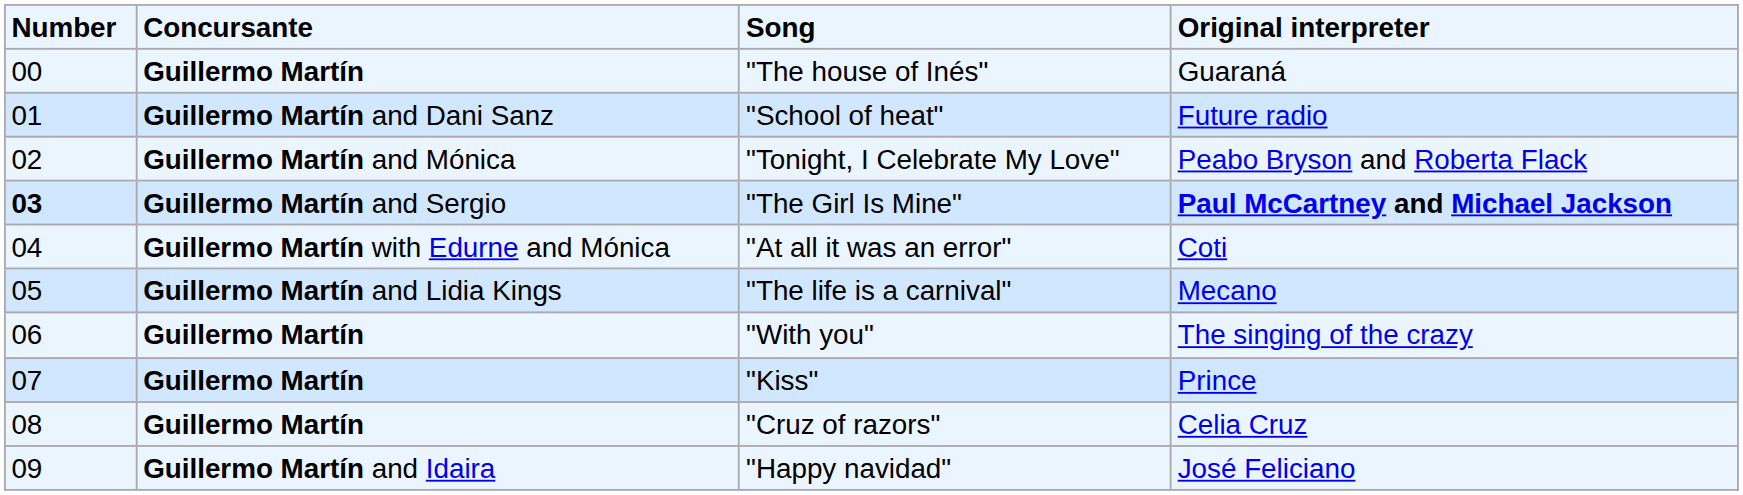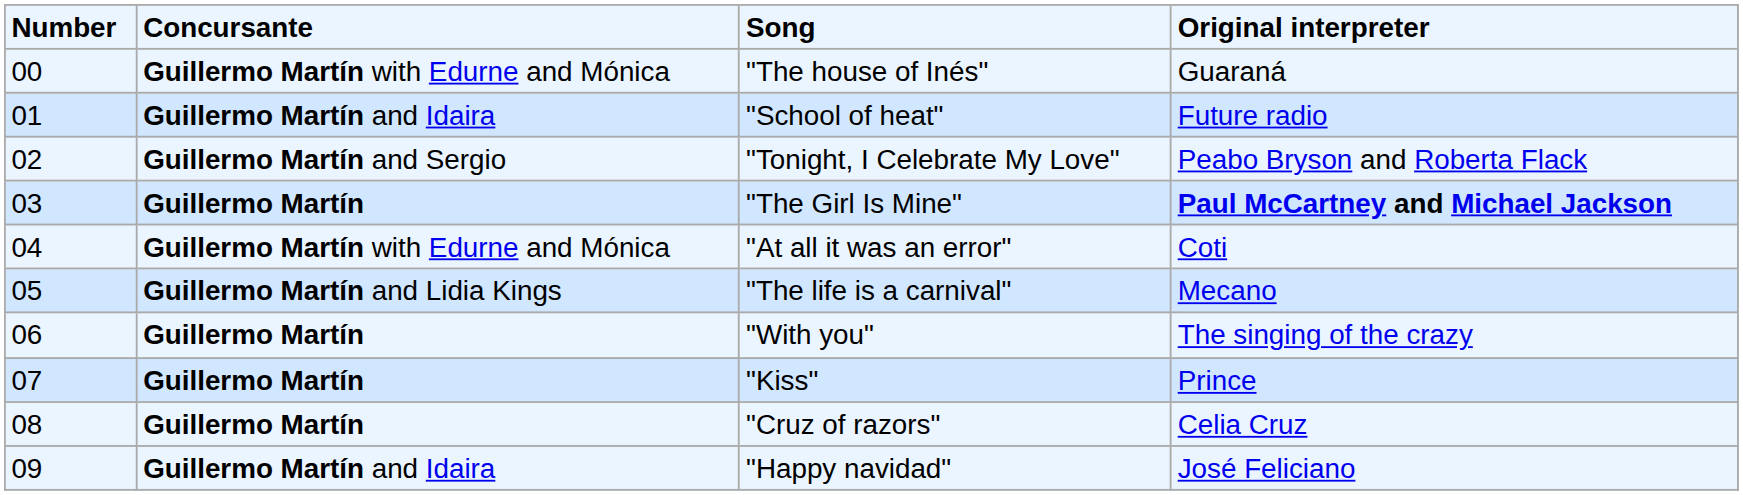(254, 71) Guillermo Martín -> (407, 71) Guillermo Martín with Edurne and Mónica
(349, 115) Guillermo Martín and Dani Sanz -> (319, 115) Guillermo Martín and Idaira
(329, 159) Guillermo Martín and Mónica -> (325, 159) Guillermo Martín and Sergio
(27, 203) bold -> (27, 203) normal
(325, 203) Guillermo Martín and Sergio -> (254, 203) Guillermo Martín
